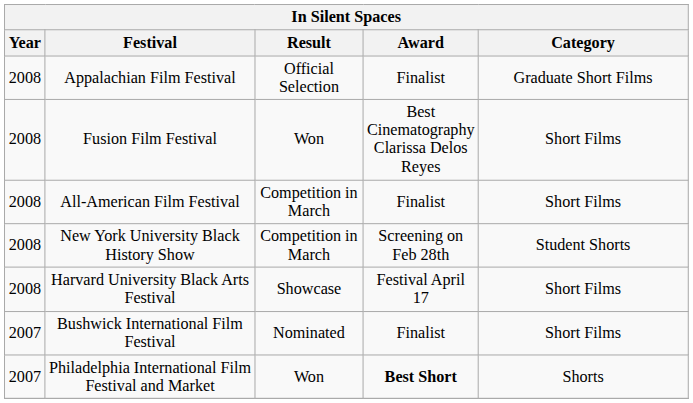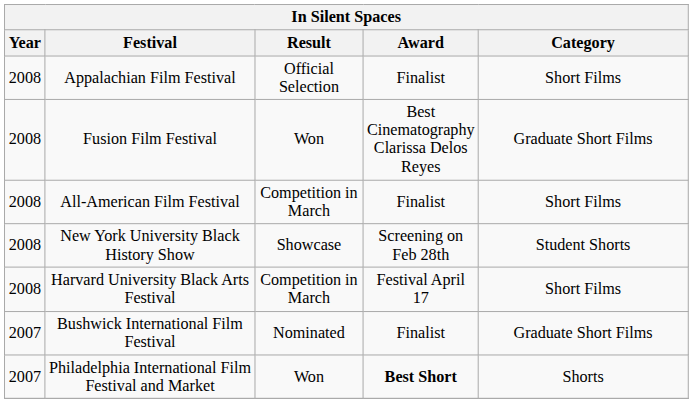(583, 77) Graduate Short Films -> (583, 77) Short Films
(583, 139) Short Films -> (583, 139) Graduate Short Films
(309, 245) Competition in March -> (309, 245) Showcase
(309, 289) Showcase -> (309, 289) Competition in March
(583, 333) Short Films -> (583, 333) Graduate Short Films
